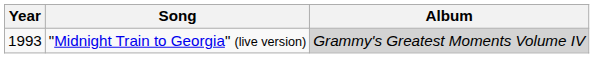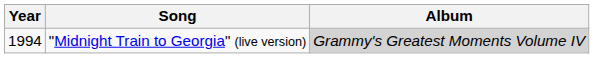(25, 40) 1993 -> (25, 40) 1994
